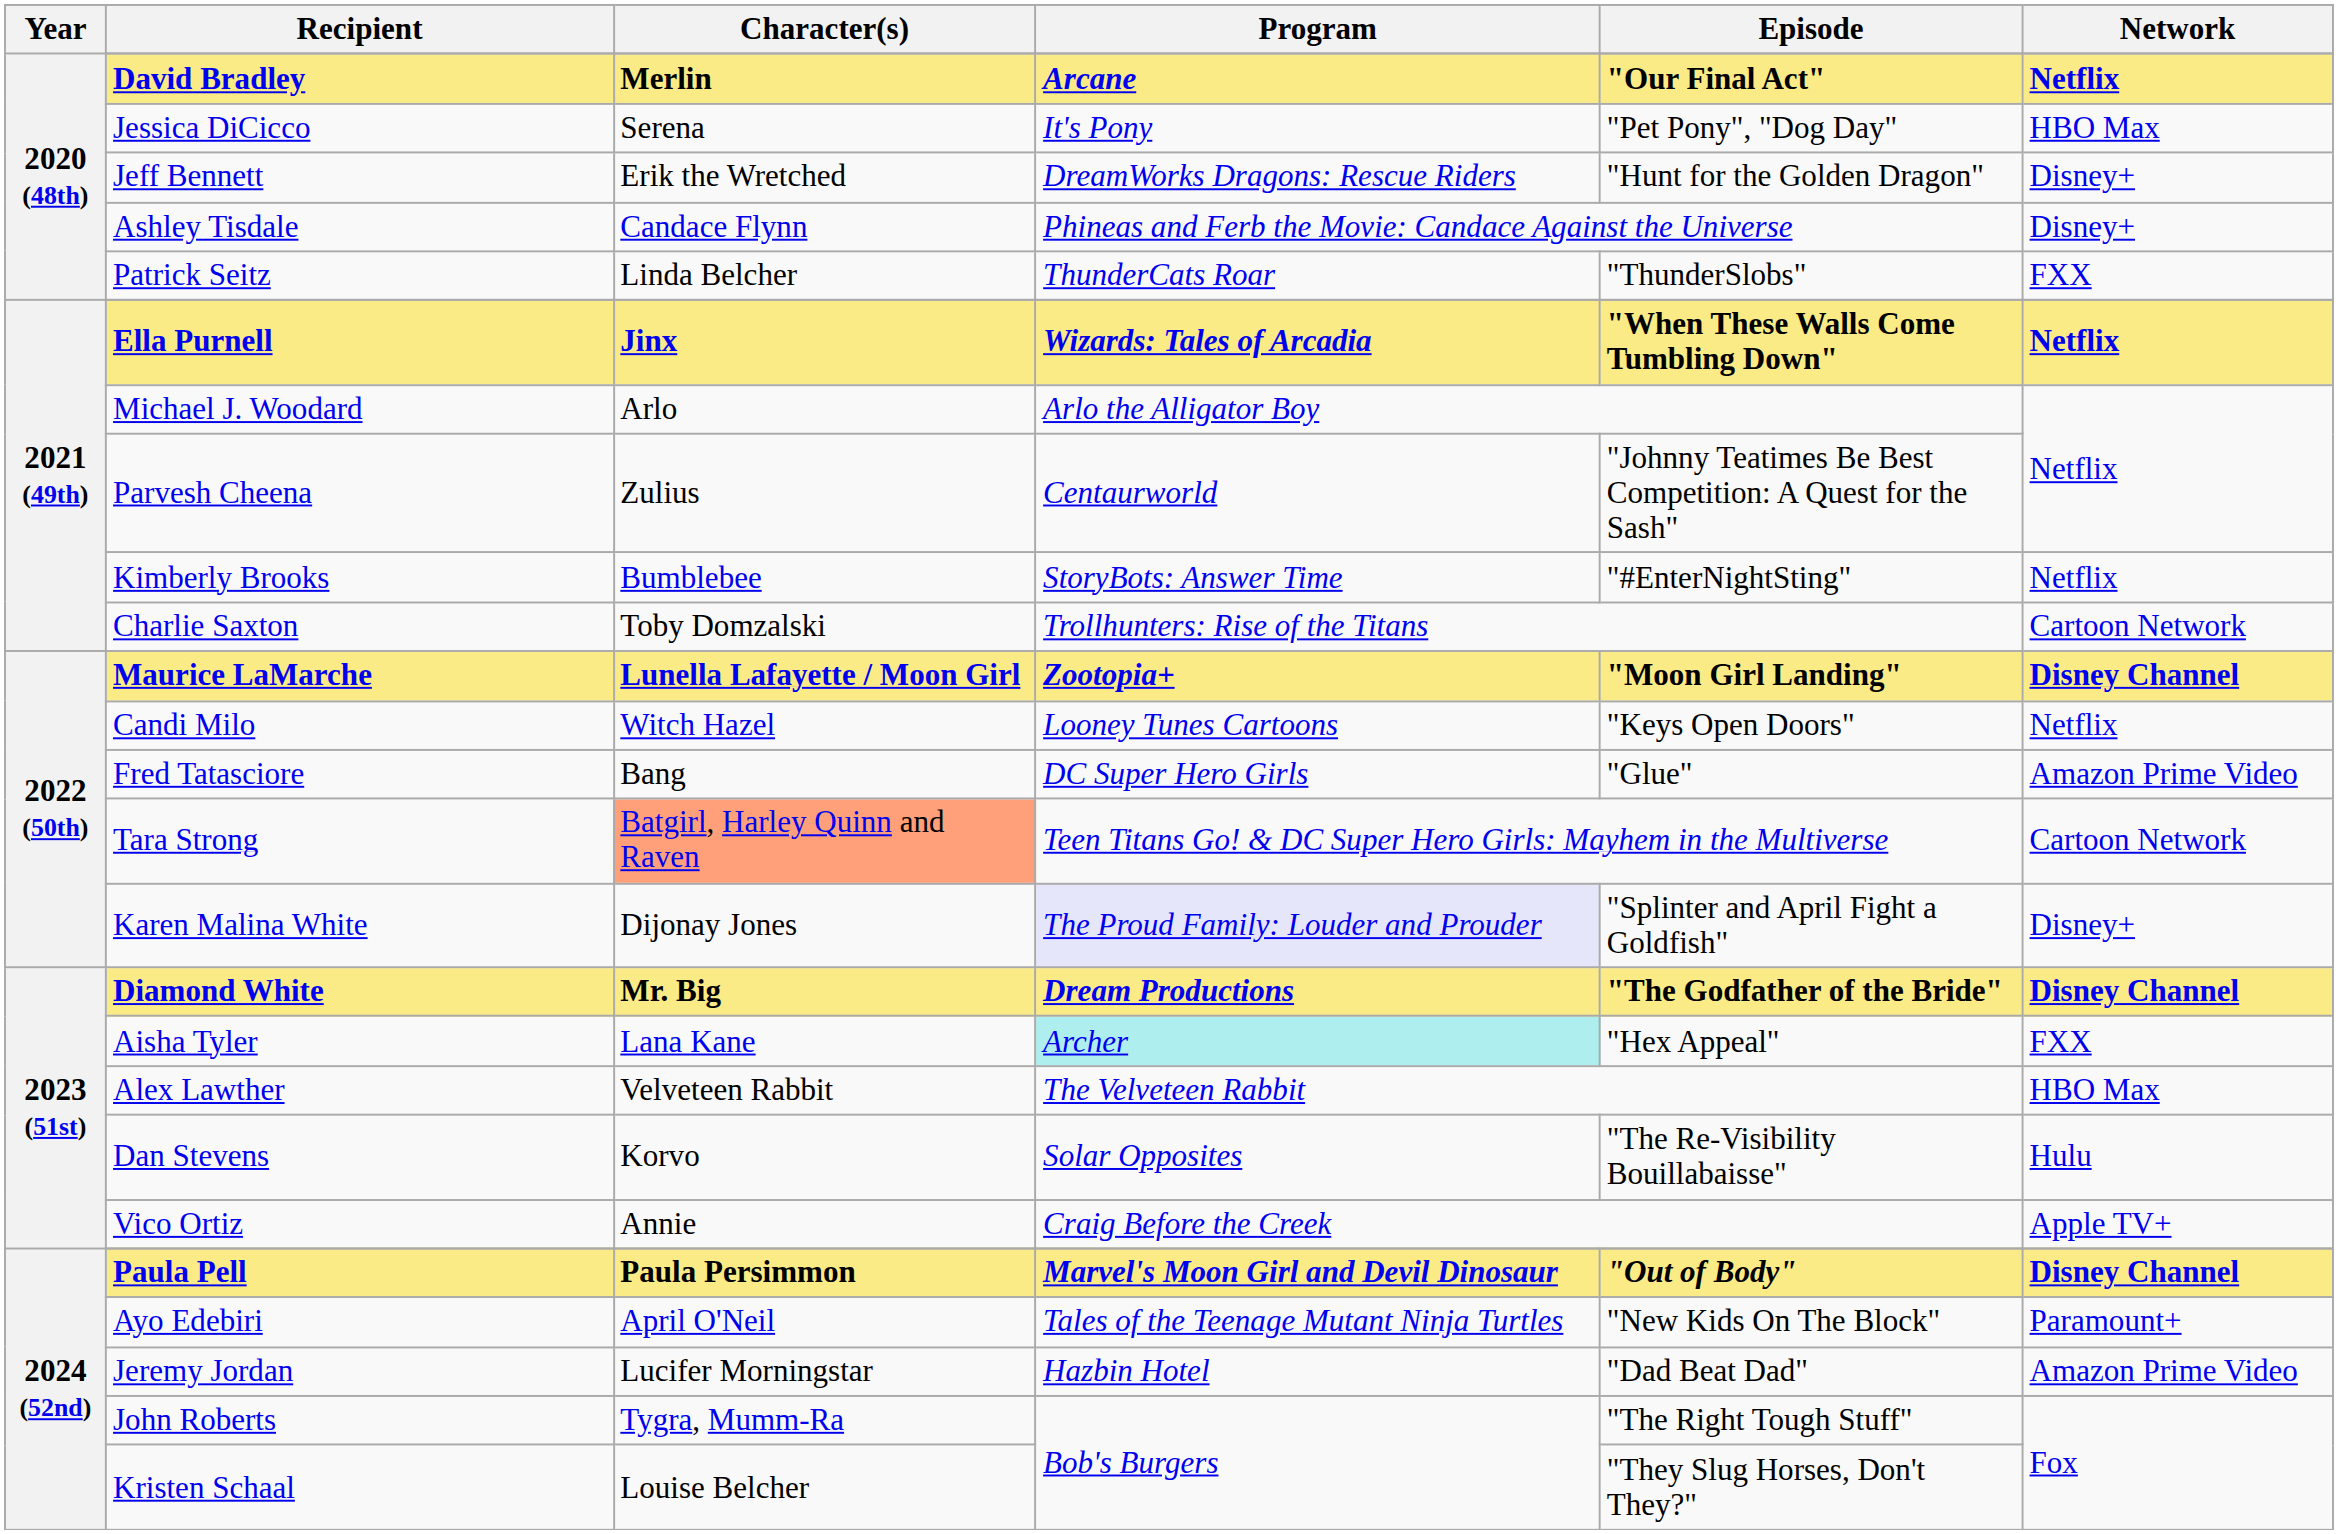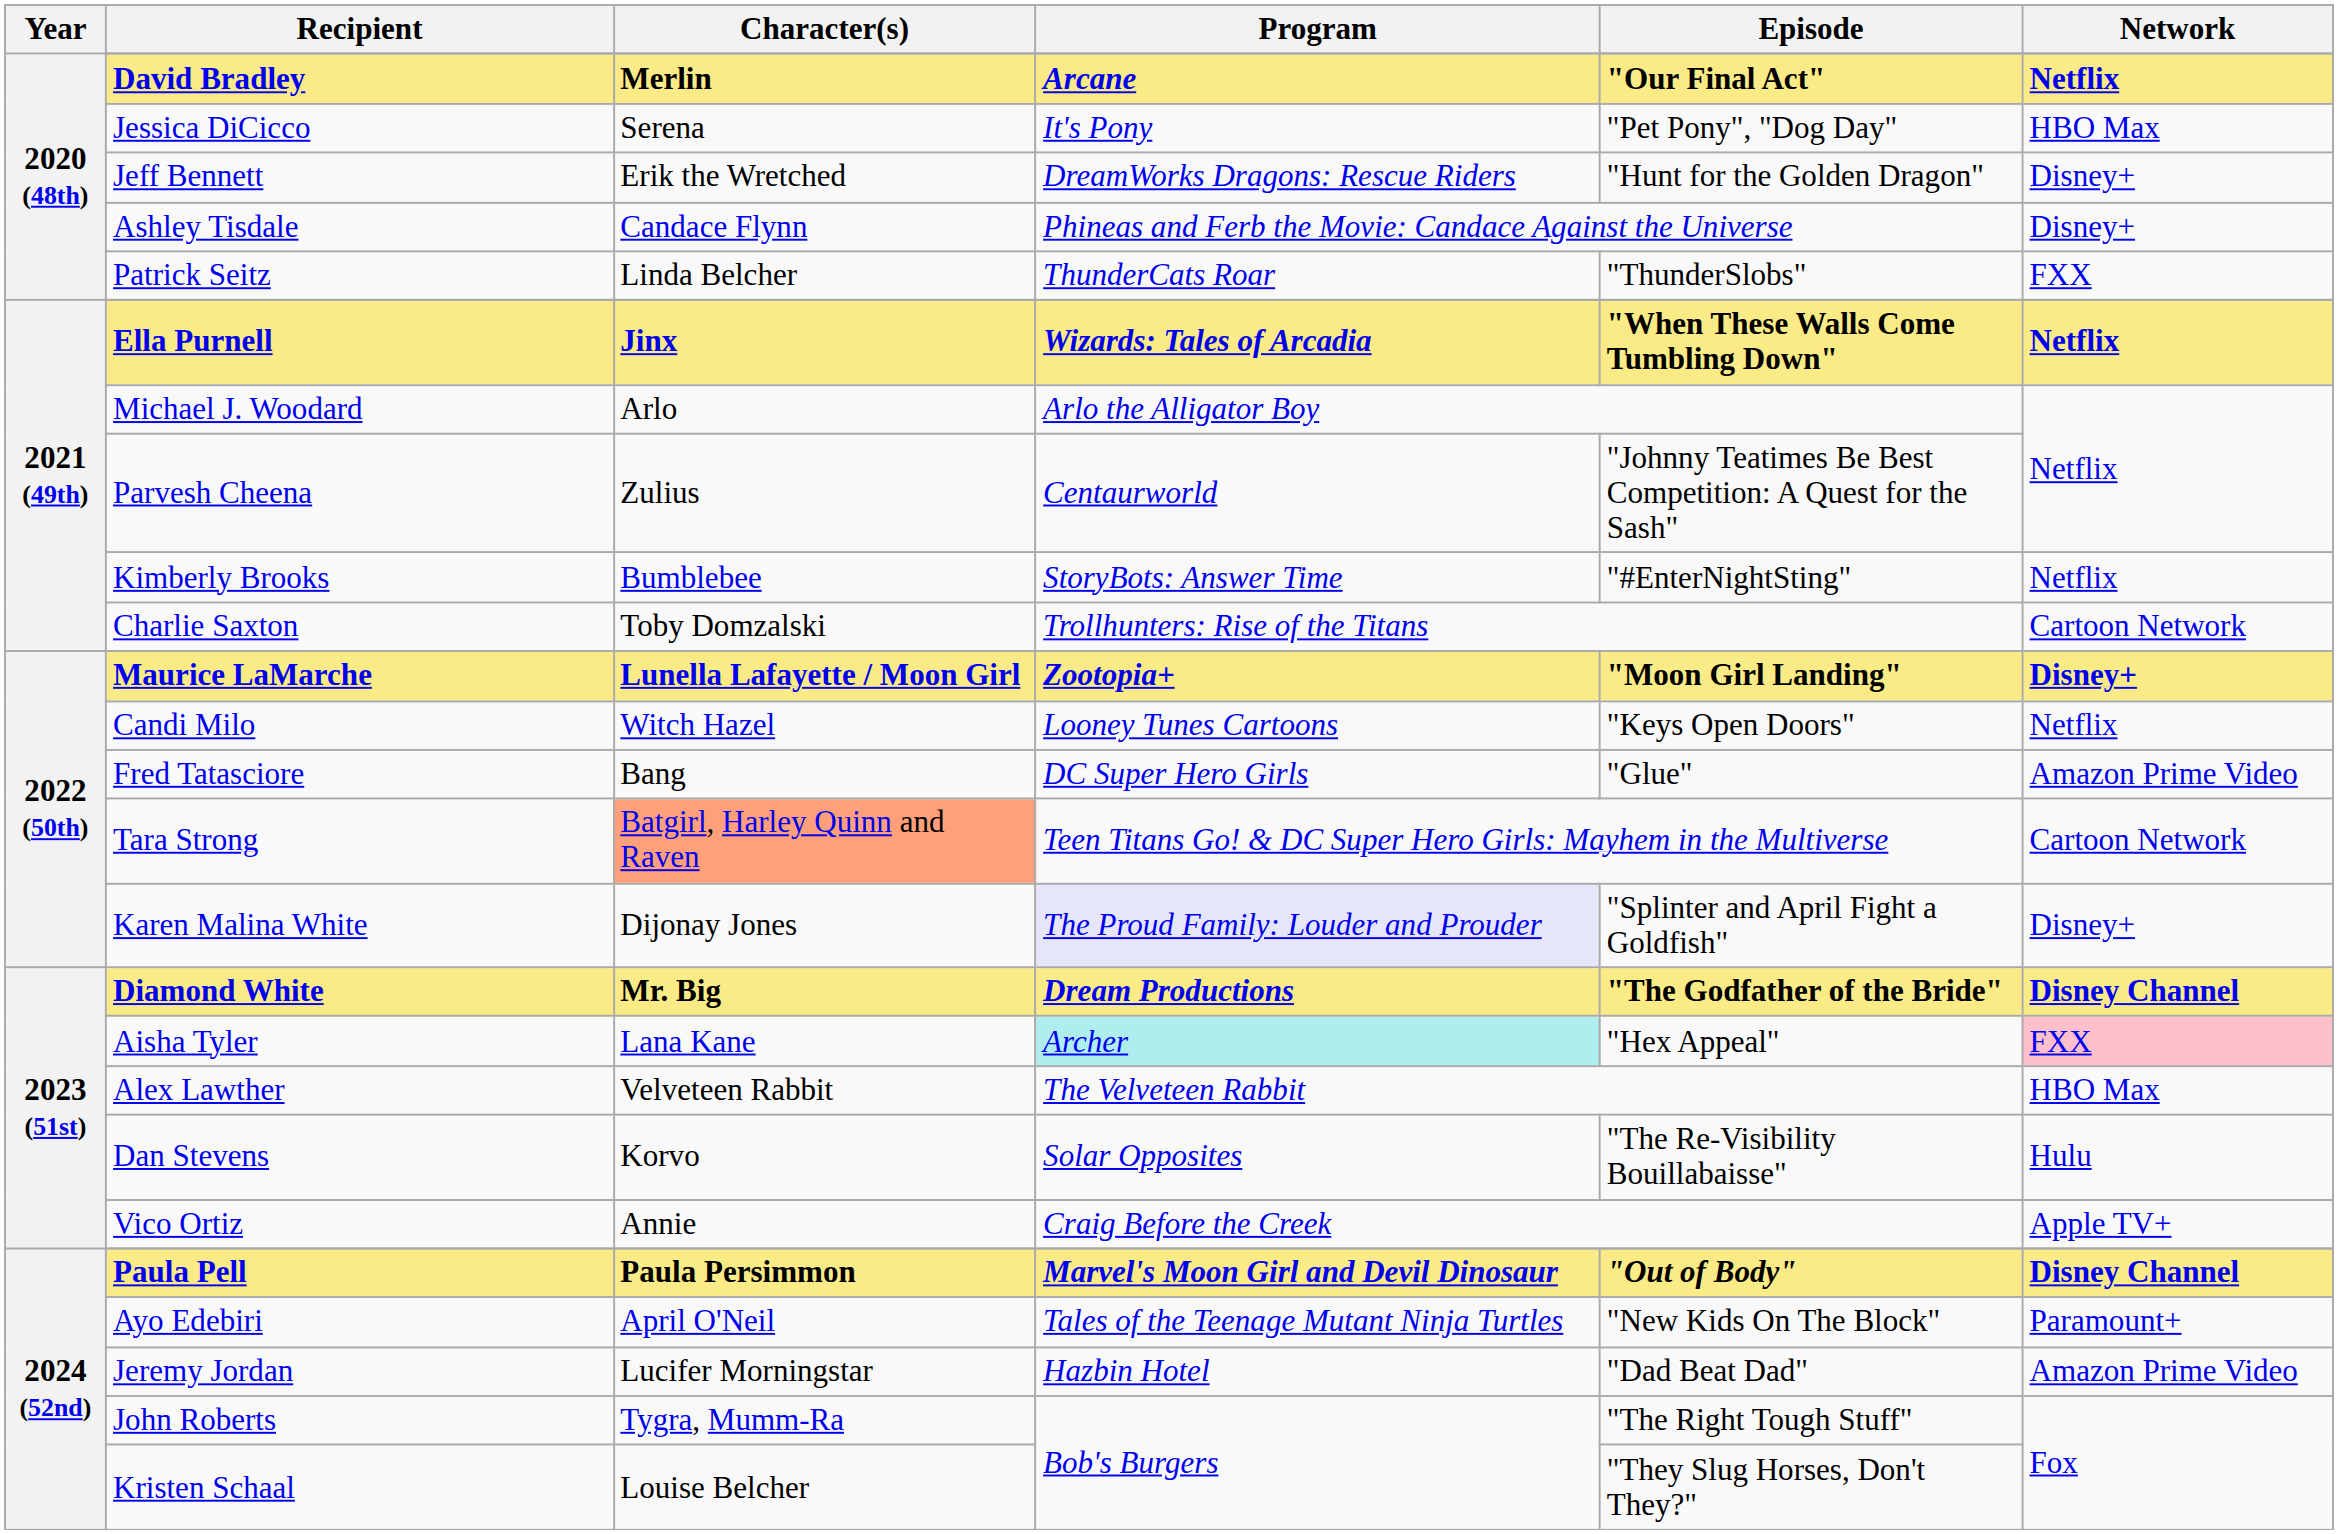(2134, 675) Disney Channel -> (2083, 675) Disney+
(2061, 1040) no background -> (2061, 1040) pink background
